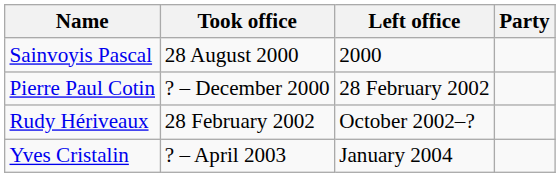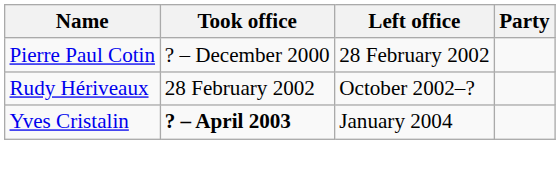- row: (81, 54)
(225, 155) normal -> (228, 121) bold
